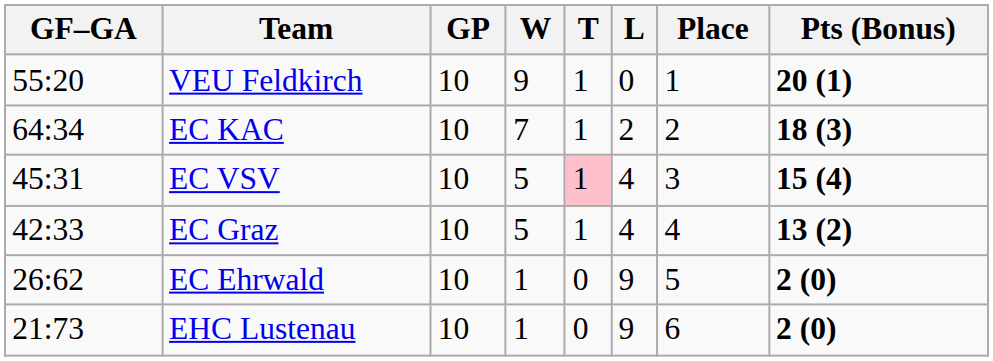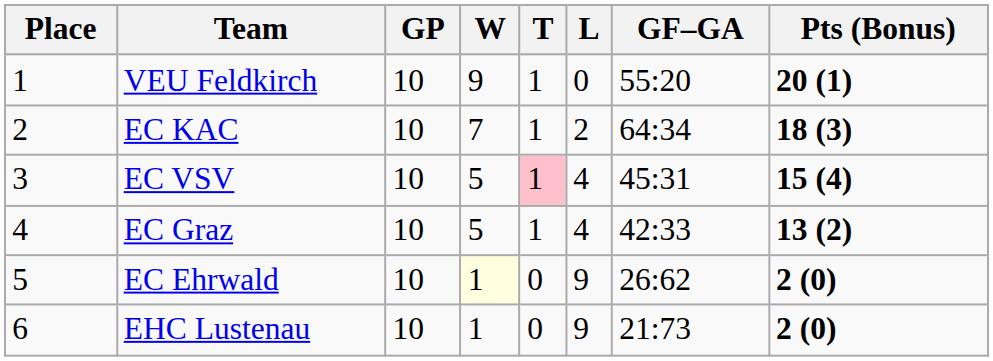columns swapped: (713, 29) <-> (83, 29)
(521, 279) no background -> (476, 279) lightyellow background
